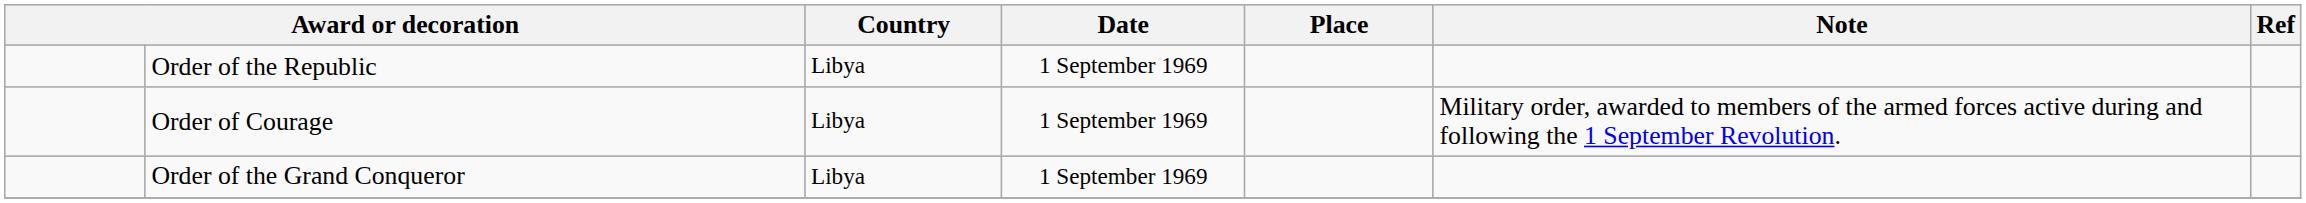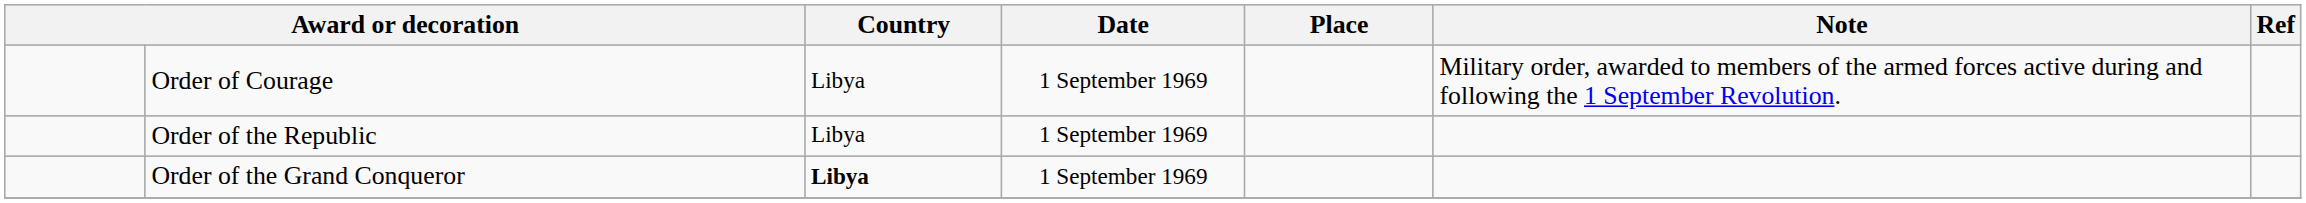rows swapped: (264, 65) <-> (242, 121)
(838, 176) normal -> (840, 176) bold
